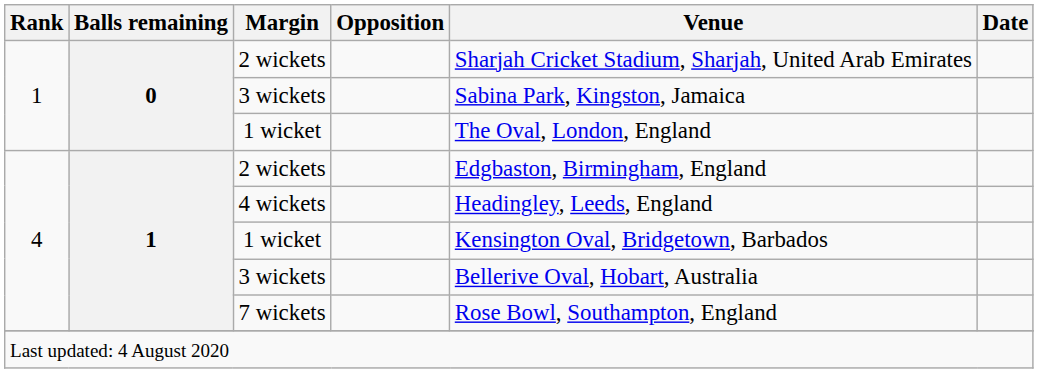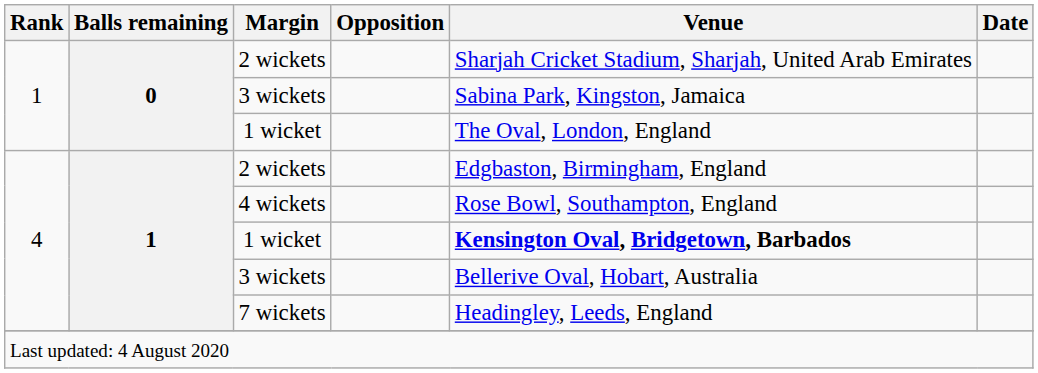(584, 204) Headingley, Leeds, England -> (616, 204) Rose Bowl, Southampton, England
(641, 240) normal -> (653, 240) bold
(616, 312) Rose Bowl, Southampton, England -> (584, 312) Headingley, Leeds, England
